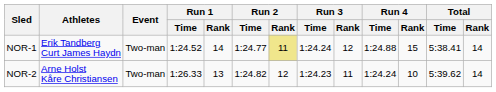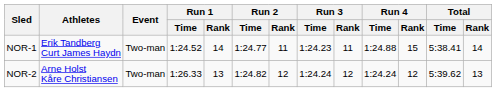(283, 48) khaki background -> (283, 48) no background
(315, 48) 1:24.24 -> (315, 48) 1:24.23
(348, 48) 12 -> (348, 48) 11
(315, 74) 1:24.23 -> (315, 74) 1:24.24
(348, 74) 11 -> (348, 74) 12
(413, 74) 10 -> (413, 74) 12
(477, 74) 14 -> (477, 74) 13
